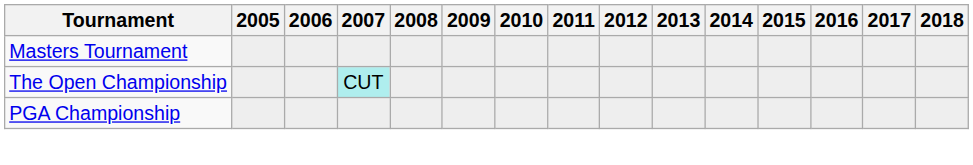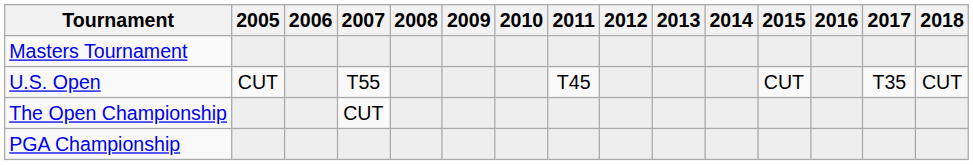+ row: (55, 82)
(363, 82) paleturquoise background -> (363, 113) no background
